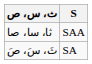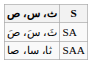rows swapped: (32, 51) <-> (29, 32)
